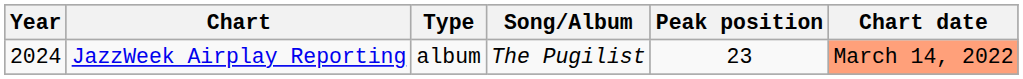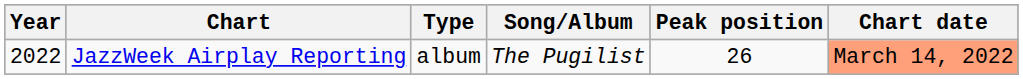(36, 57) 2024 -> (36, 57) 2022
(740, 57) 23 -> (740, 57) 26
